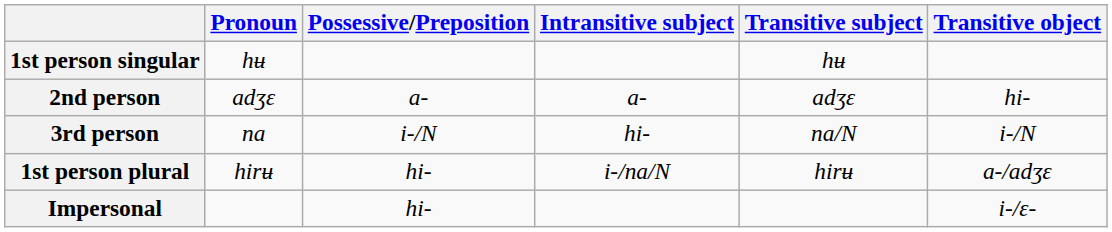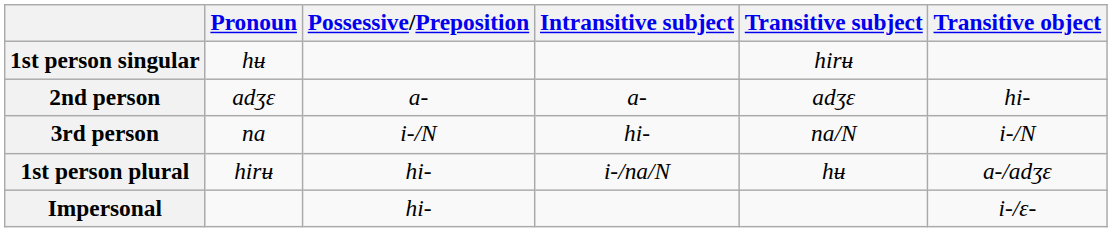(834, 60) hʉ -> (834, 60) hirʉ
(834, 171) hirʉ -> (834, 171) hʉ
